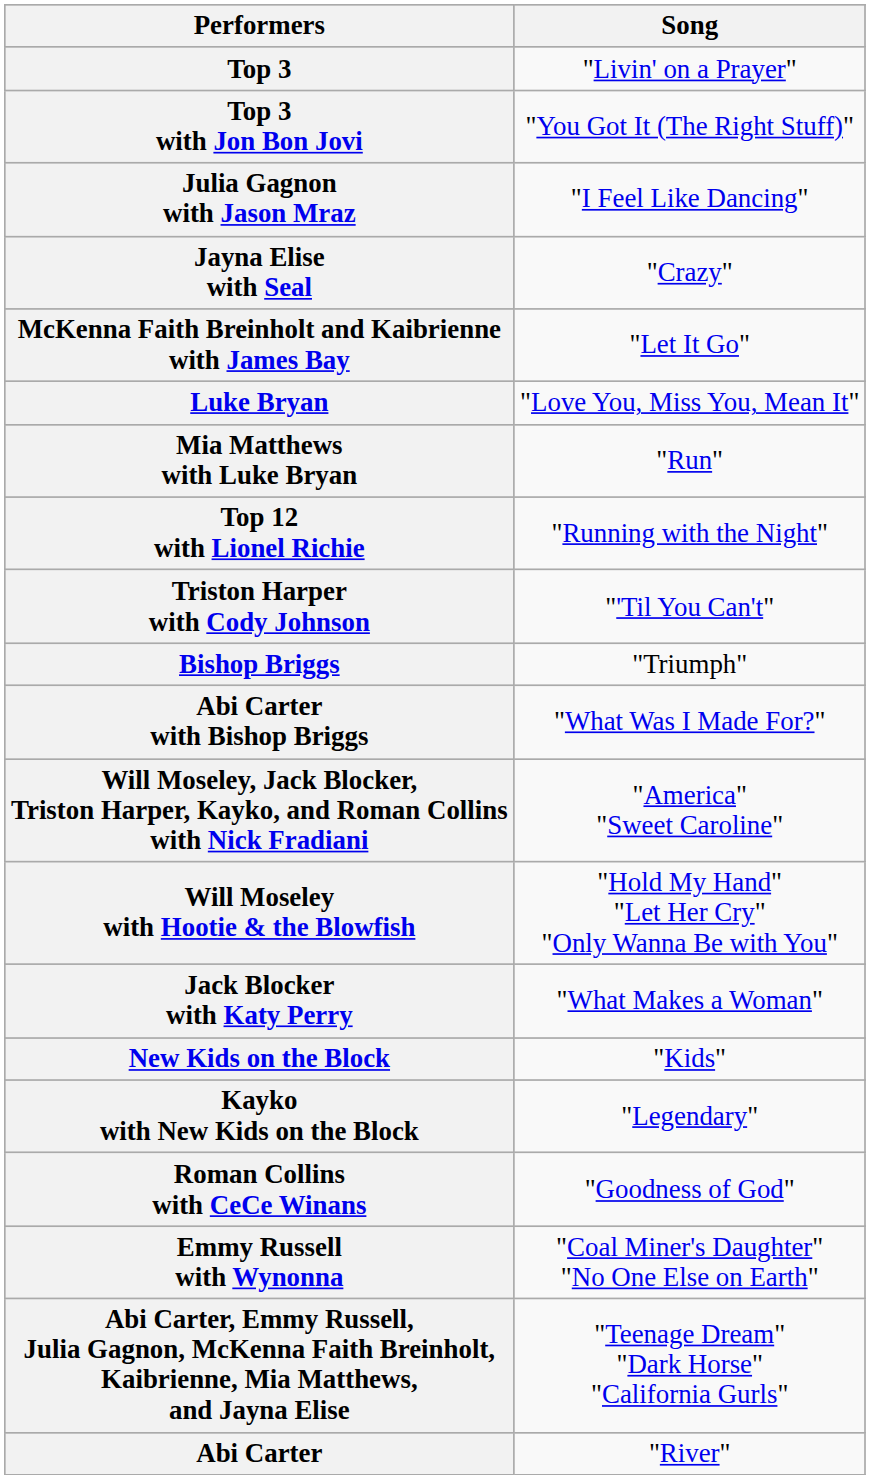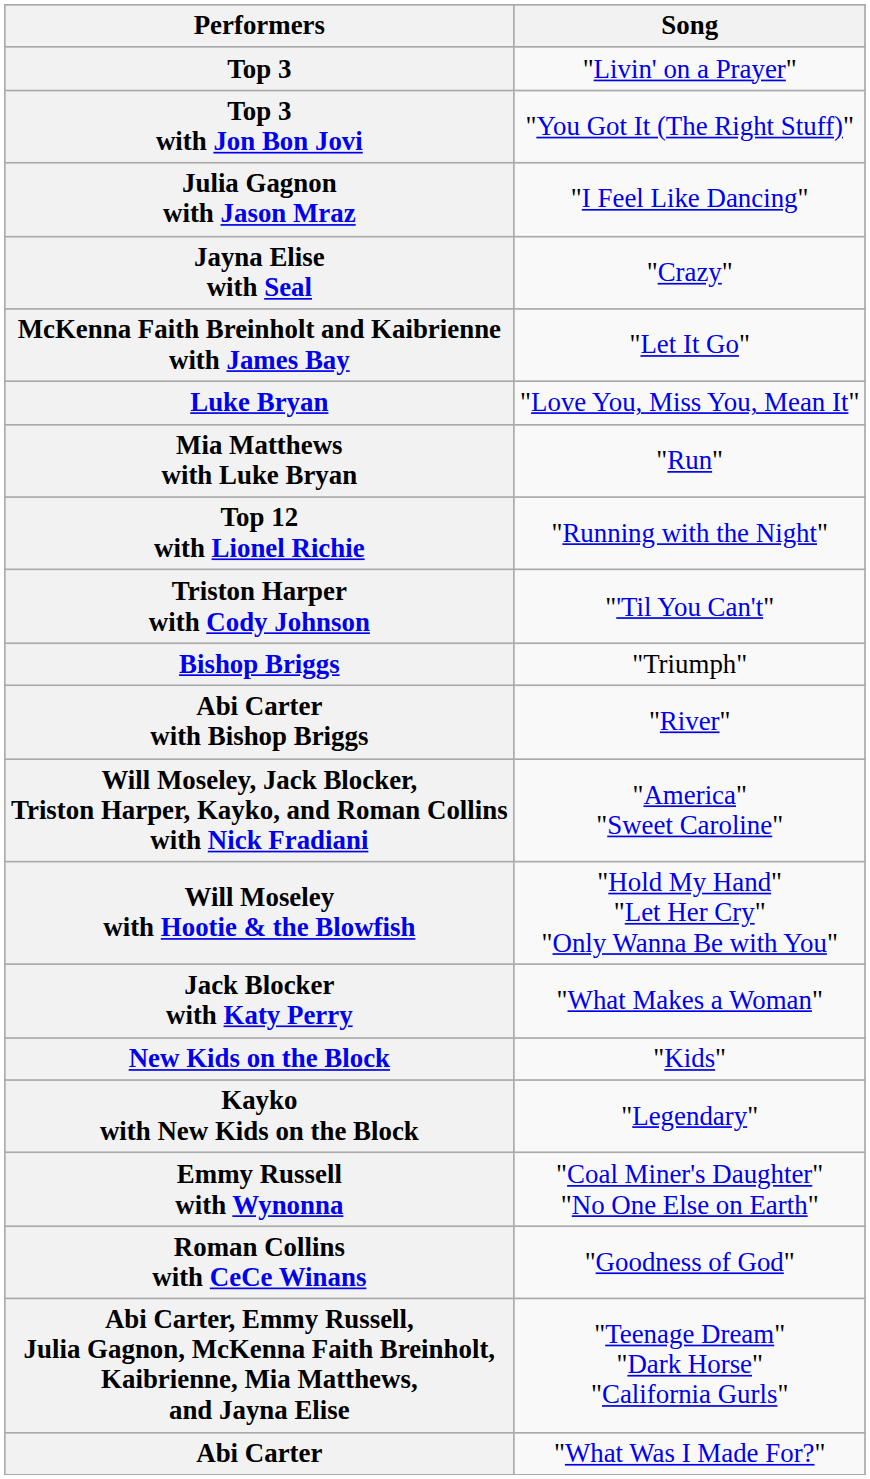(690, 721) "What Was I Made For?" -> (690, 721) "River"
rows swapped: (259, 1261) <-> (259, 1189)
(690, 1452) "River" -> (690, 1452) "What Was I Made For?"
